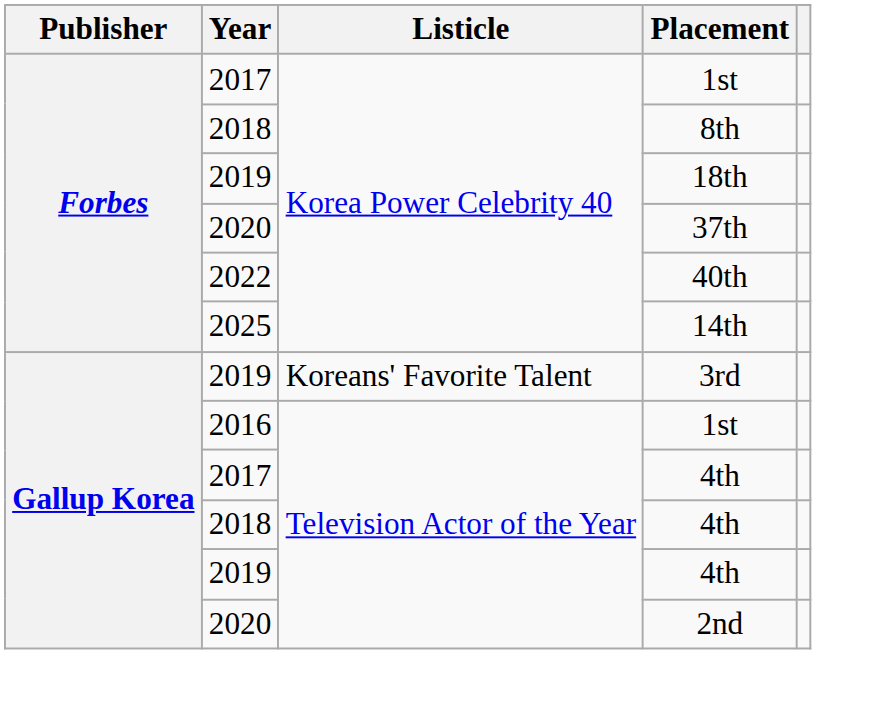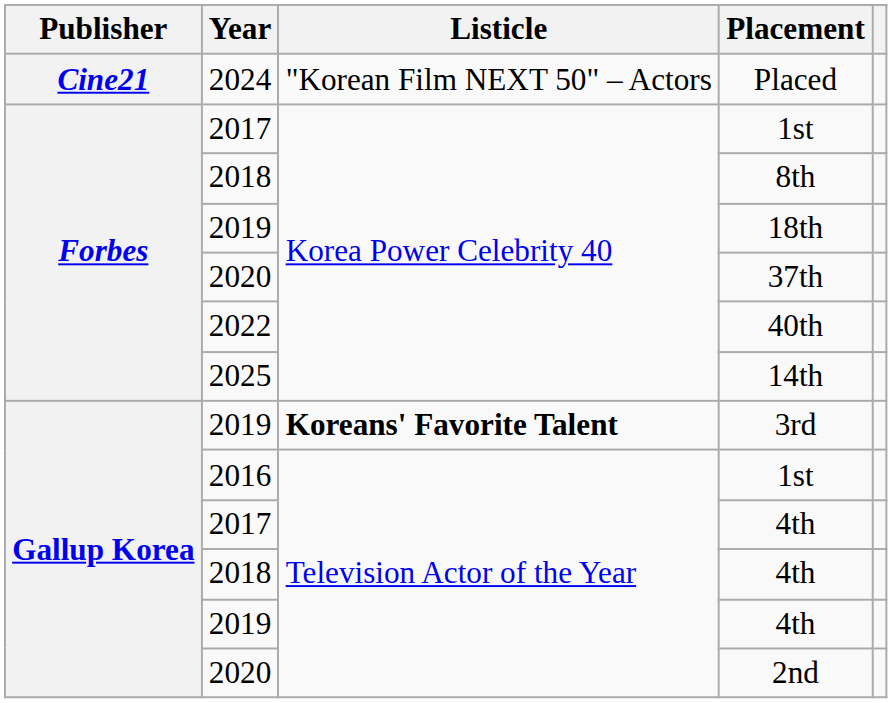+ row: (240, 78)
(439, 375) normal -> (452, 425) bold
